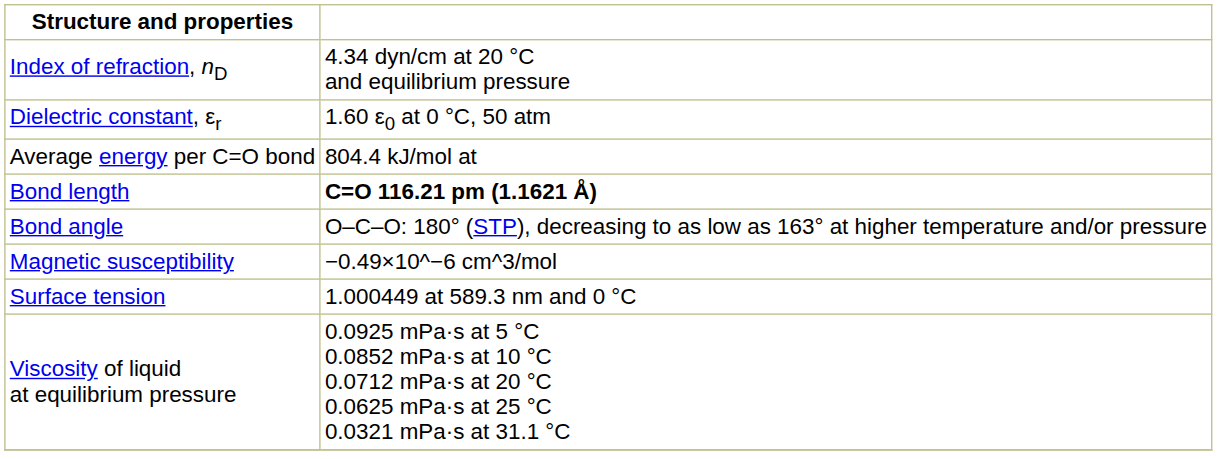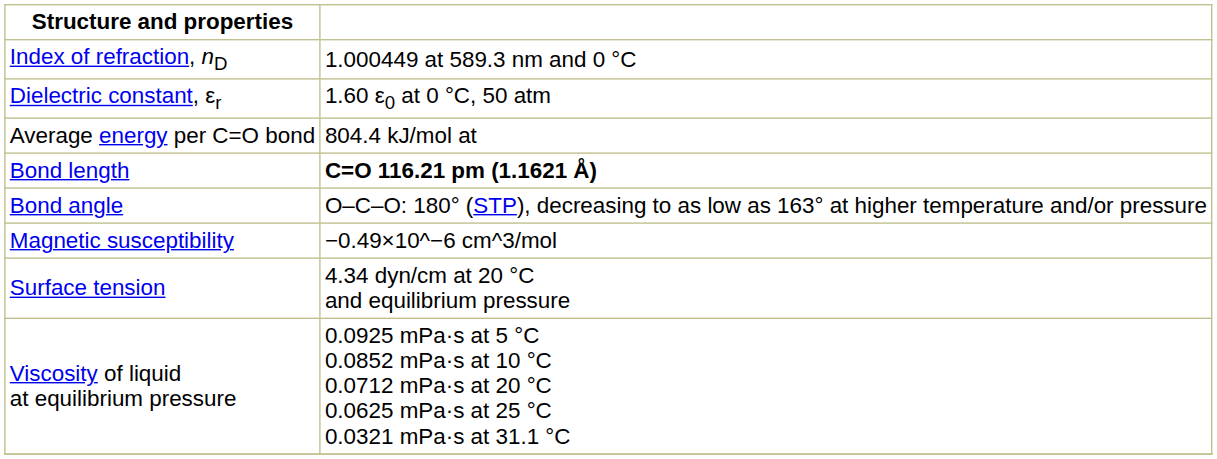(448, 69) 4.34 dyn/cm at 20 °C and equilibrium pressure -> (481, 59) 1.000449 at 589.3 nm and 0 °C
(481, 296) 1.000449 at 589.3 nm and 0 °C -> (448, 288) 4.34 dyn/cm at 20 °C and equilibrium pressure
